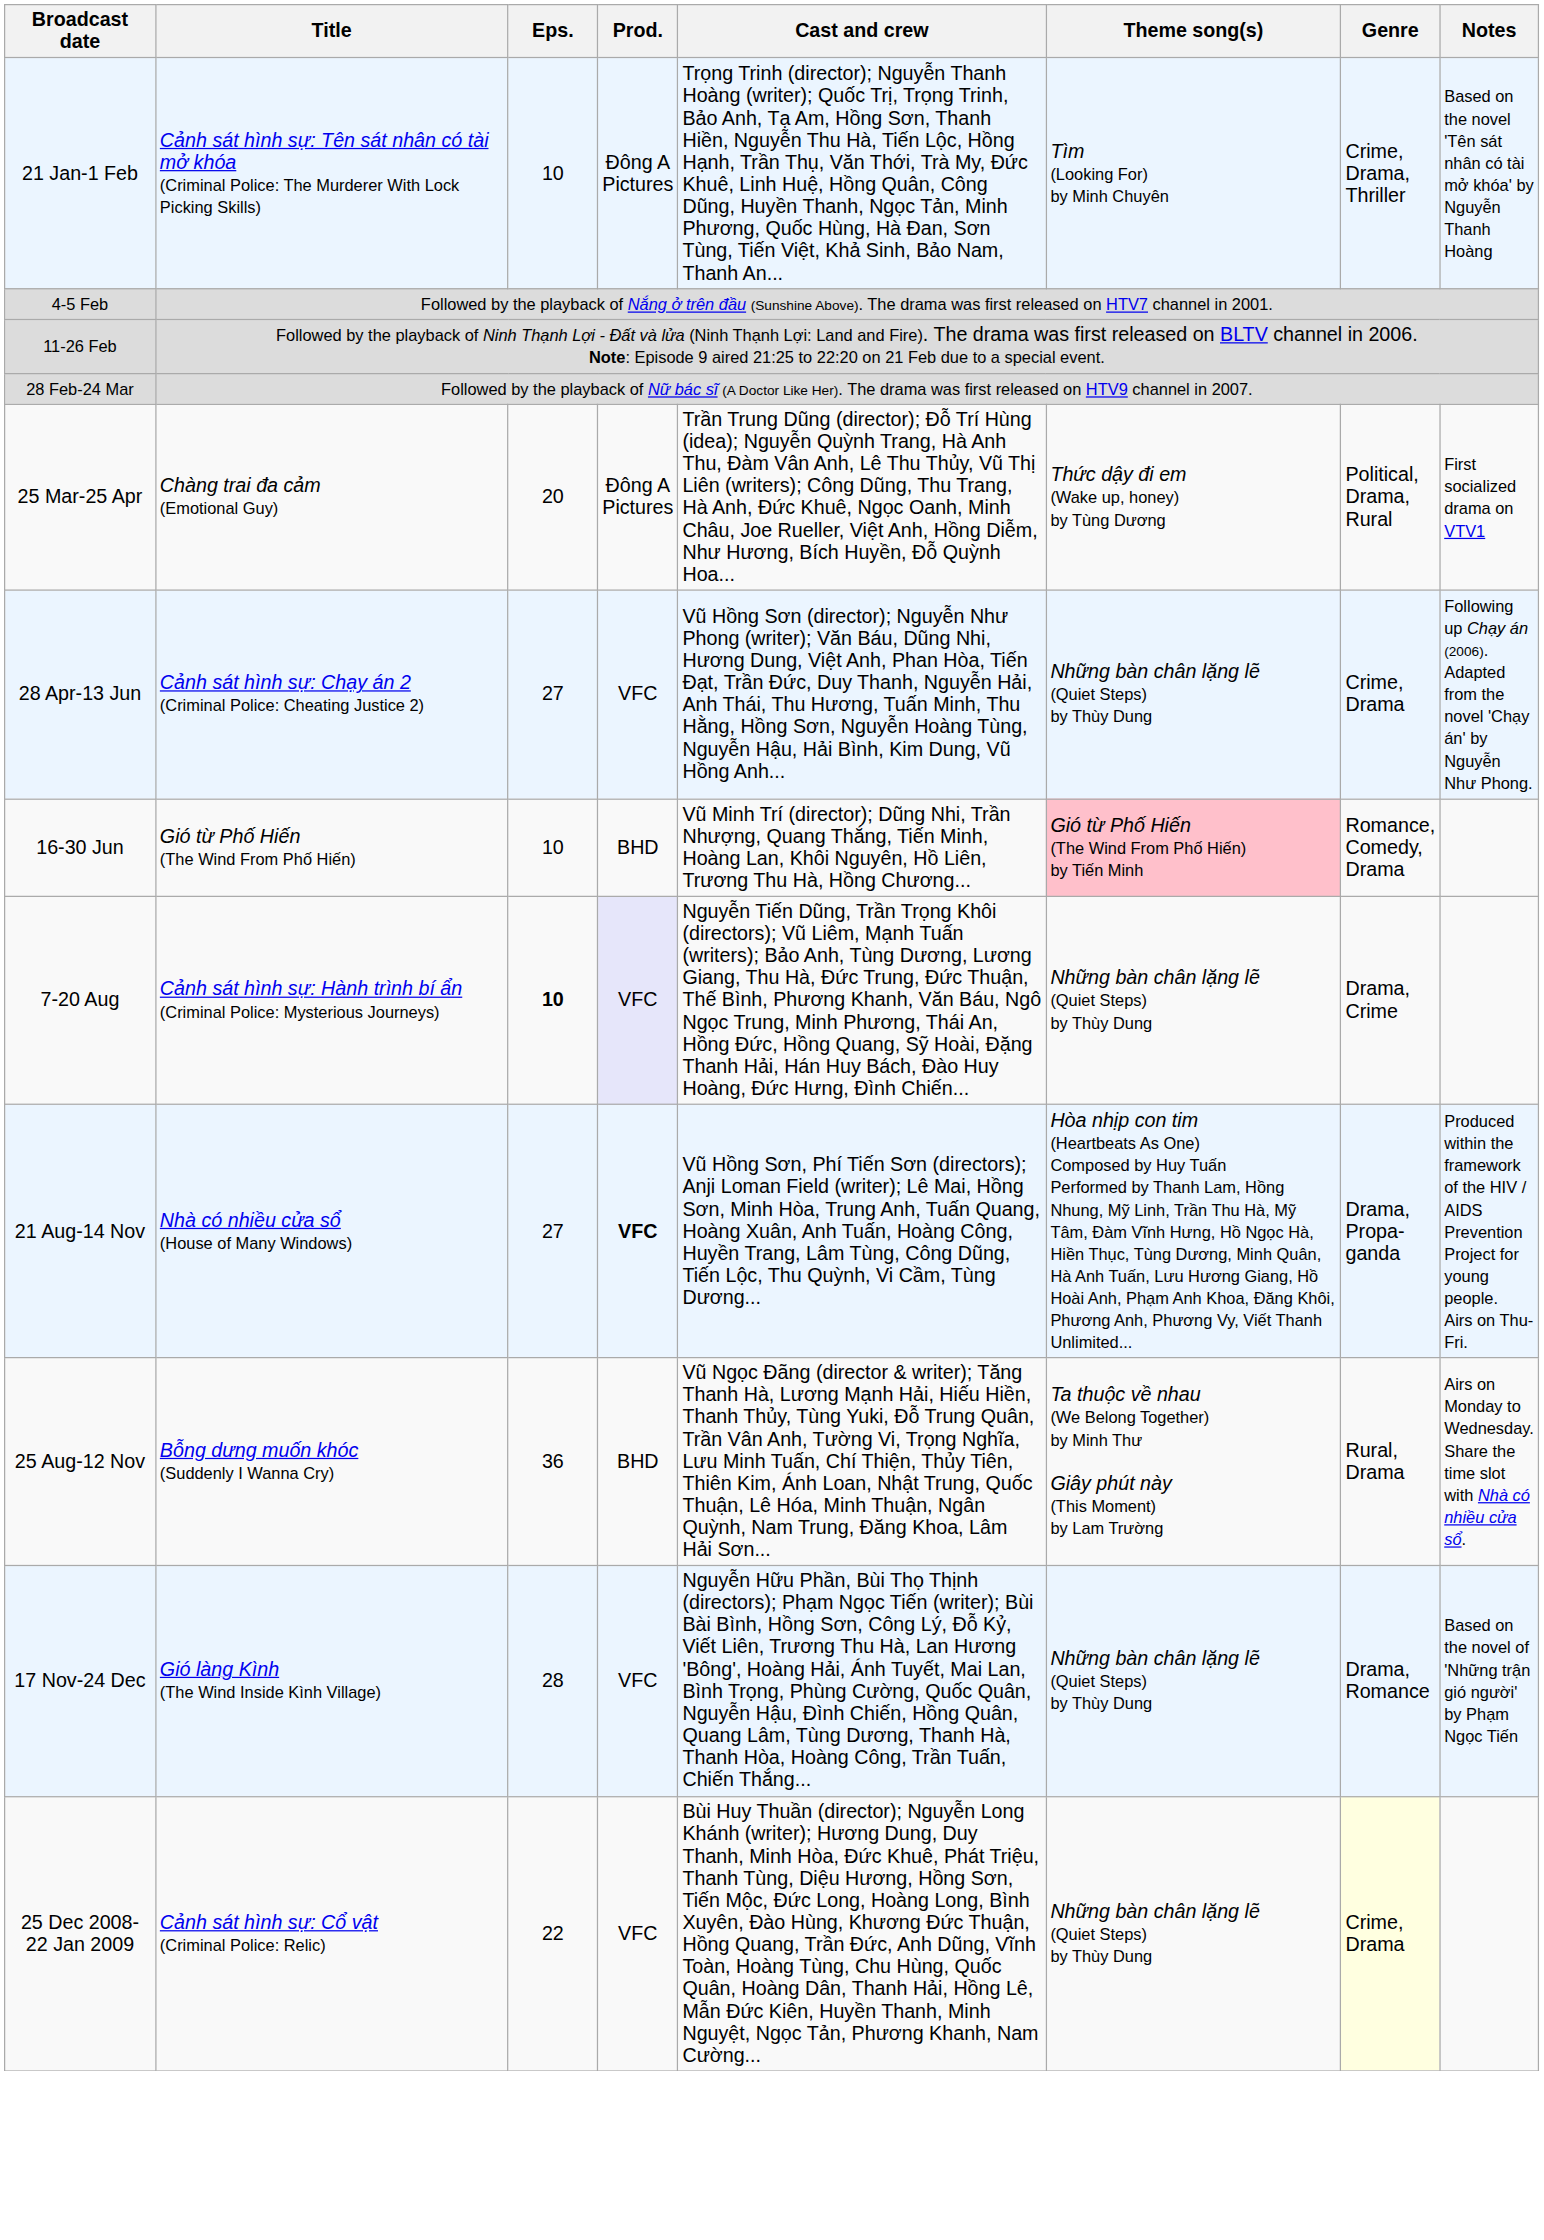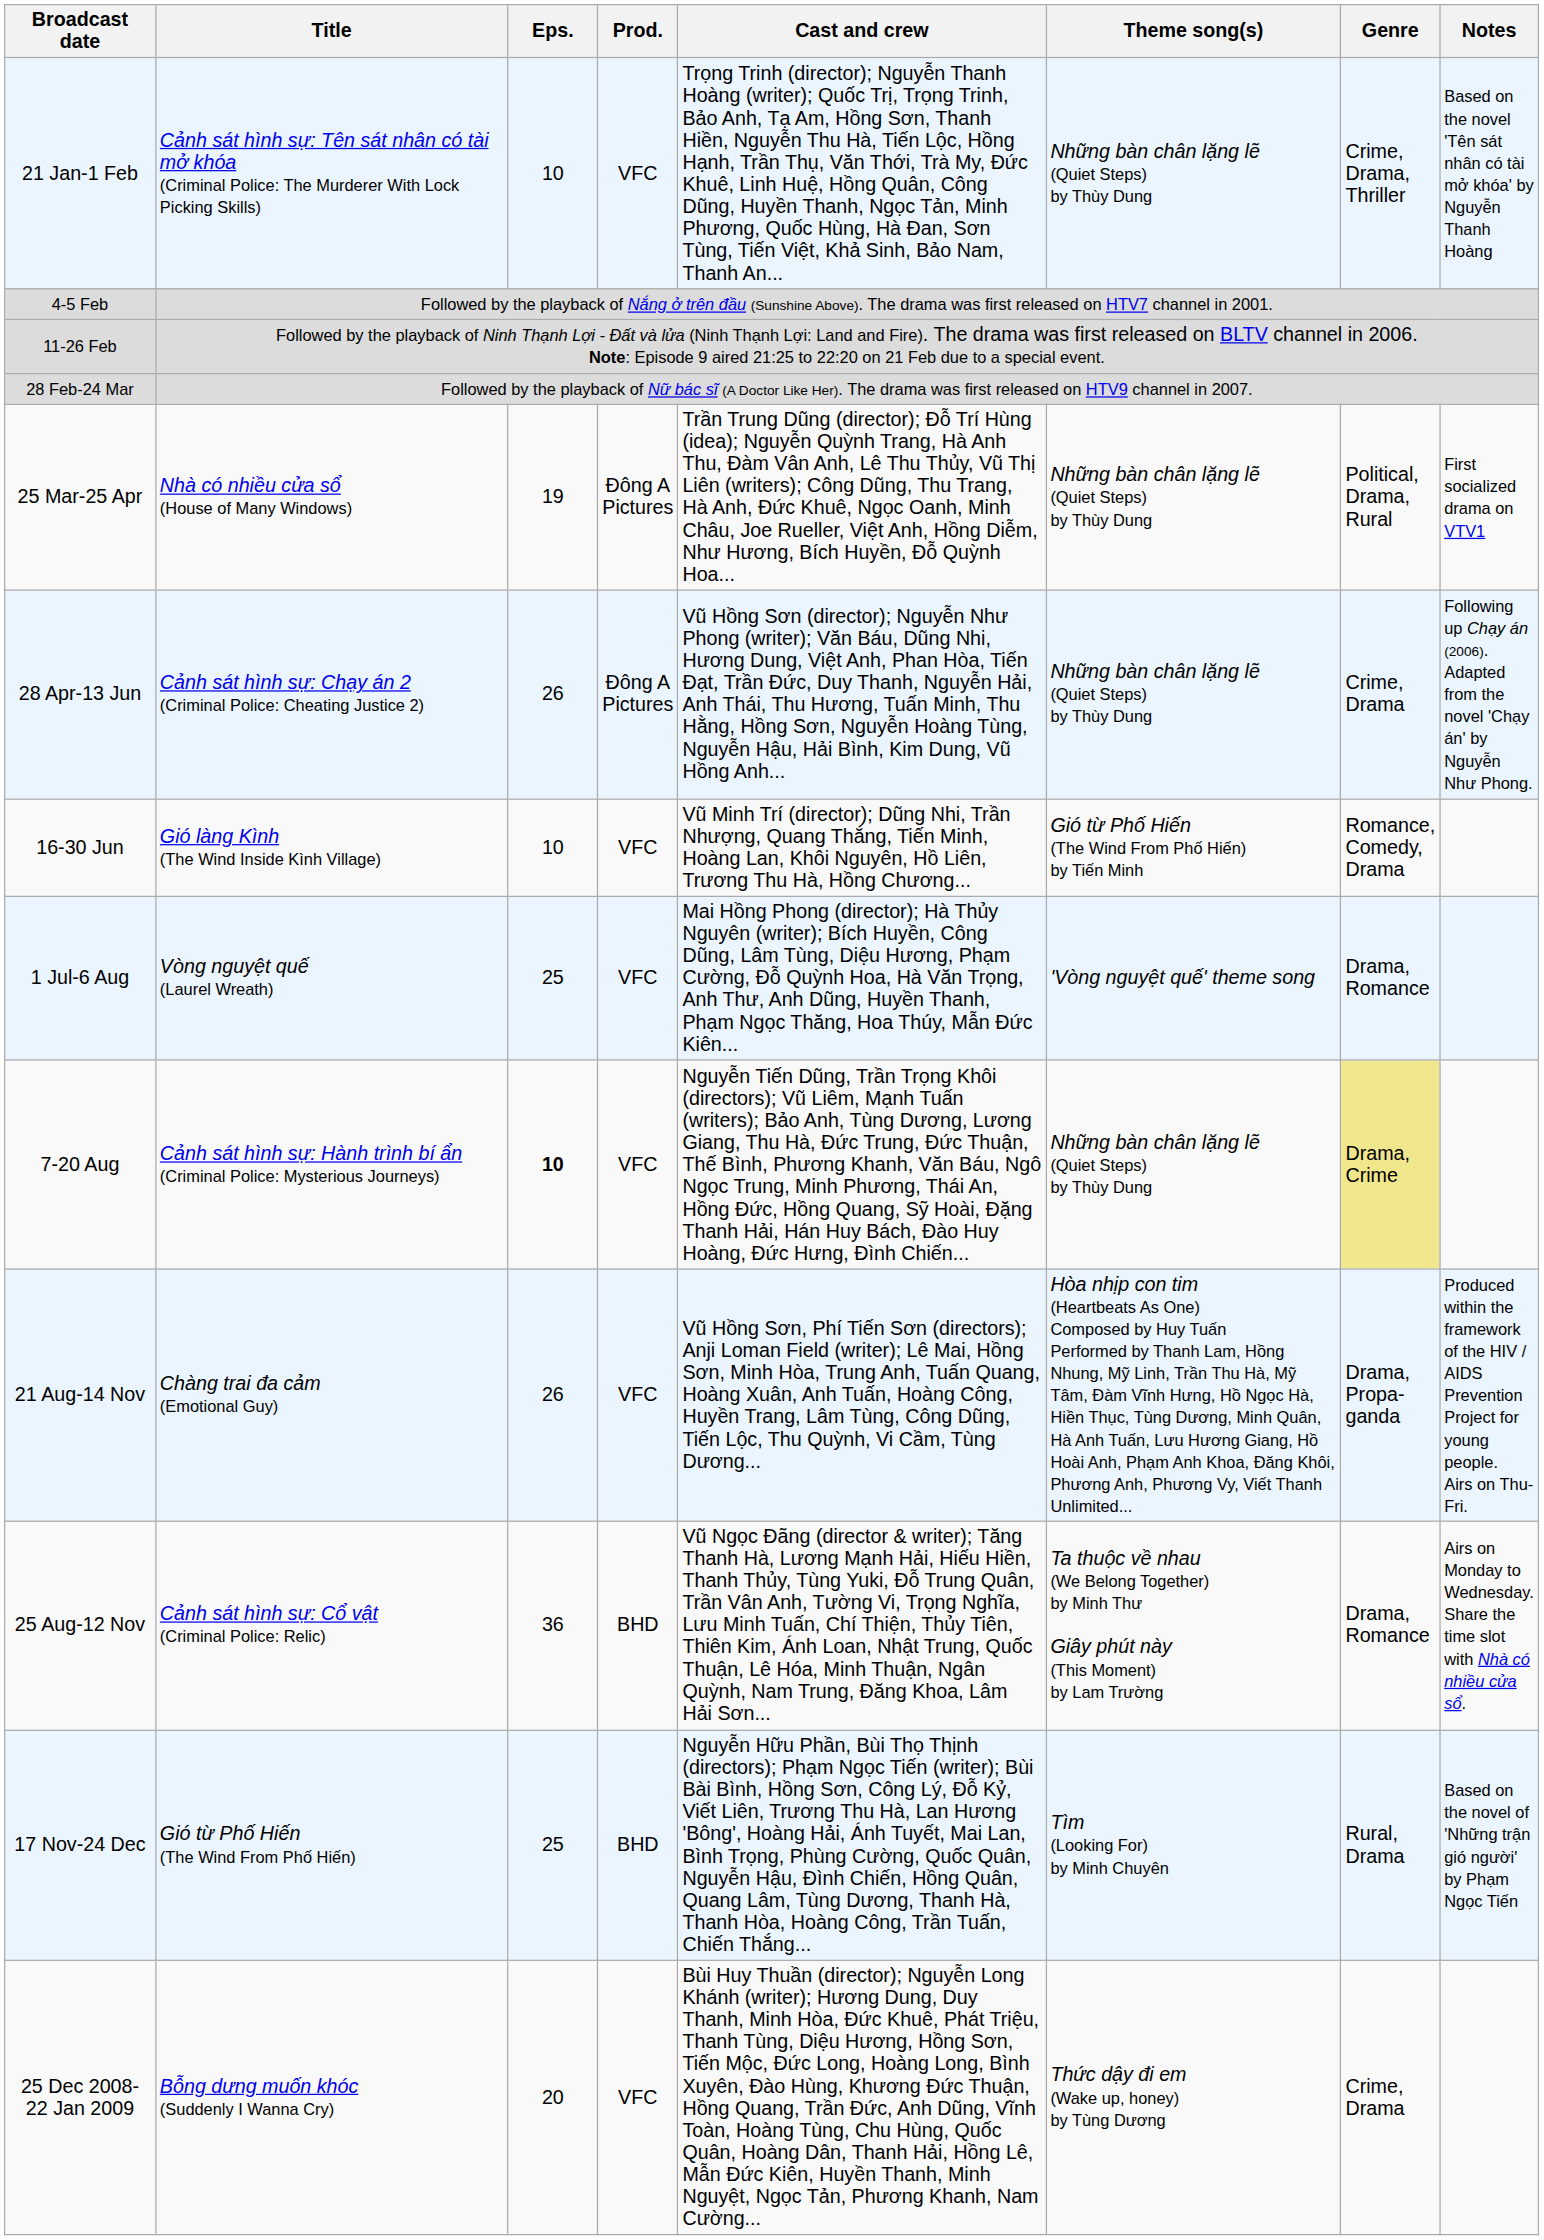(638, 173) Đông A Pictures -> (638, 173) VFC
(1110, 173) Tìm (Looking For) by Minh Chuyên -> (1155, 173) Những bàn chân lặng lẽ (Quiet Steps) by Thùy Dung
(240, 497) Chàng trai đa cảm (Emotional Guy) -> (256, 497) Nhà có nhiều cửa sổ (House of Many Windows)
(553, 497) 20 -> (553, 497) 19
(1118, 497) Thức dậy đi em (Wake up, honey) by Tùng Dương -> (1155, 497) Những bàn chân lặng lẽ (Quiet Steps) by Thùy Dung
(553, 694) 27 -> (553, 694) 26
(638, 694) VFC -> (638, 694) Đông A Pictures
(258, 847) Gió từ Phố Hiến (The Wind From Phố Hiến) -> (270, 847) Gió làng Kình (The Wind Inside Kình Village)
(638, 847) BHD -> (638, 847) VFC
(1148, 847) pink background -> (1148, 847) no background
+ row: (80, 978)
(638, 1000) lavender background -> (638, 1164) no background
(1378, 1000) no background -> (1378, 1164) khaki background
(256, 1230) Nhà có nhiều cửa sổ (House of Many Windows) -> (240, 1394) Chàng trai đa cảm (Emotional Guy)
(553, 1230) 27 -> (553, 1394) 26
(638, 1230) bold -> (638, 1394) normal
(259, 1461) Bỗng dưng muốn khóc (Suddenly I Wanna Cry) -> (269, 1625) Cảnh sát hình sự: Cổ vật (Criminal Police: Relic)
(1375, 1461) Rural, Drama -> (1388, 1625) Drama, Romance
(270, 1680) Gió làng Kình (The Wind Inside Kình Village) -> (258, 1844) Gió từ Phố Hiến (The Wind From Phố Hiến)
(553, 1680) 28 -> (553, 1844) 25
(638, 1680) VFC -> (638, 1844) BHD
(1155, 1680) Những bàn chân lặng lẽ (Quiet Steps) by Thùy Dung -> (1110, 1844) Tìm (Looking For) by Minh Chuyên
(1388, 1680) Drama, Romance -> (1375, 1844) Rural, Drama
(269, 1933) Cảnh sát hình sự: Cổ vật (Criminal Police: Relic) -> (259, 2097) Bỗng dưng muốn khóc (Suddenly I Wanna Cry)
(553, 1933) 22 -> (553, 2097) 20
(1155, 1933) Những bàn chân lặng lẽ (Quiet Steps) by Thùy Dung -> (1118, 2097) Thức dậy đi em (Wake up, honey) by Tùng Dương
(1375, 1933) lightyellow background -> (1375, 2097) no background
